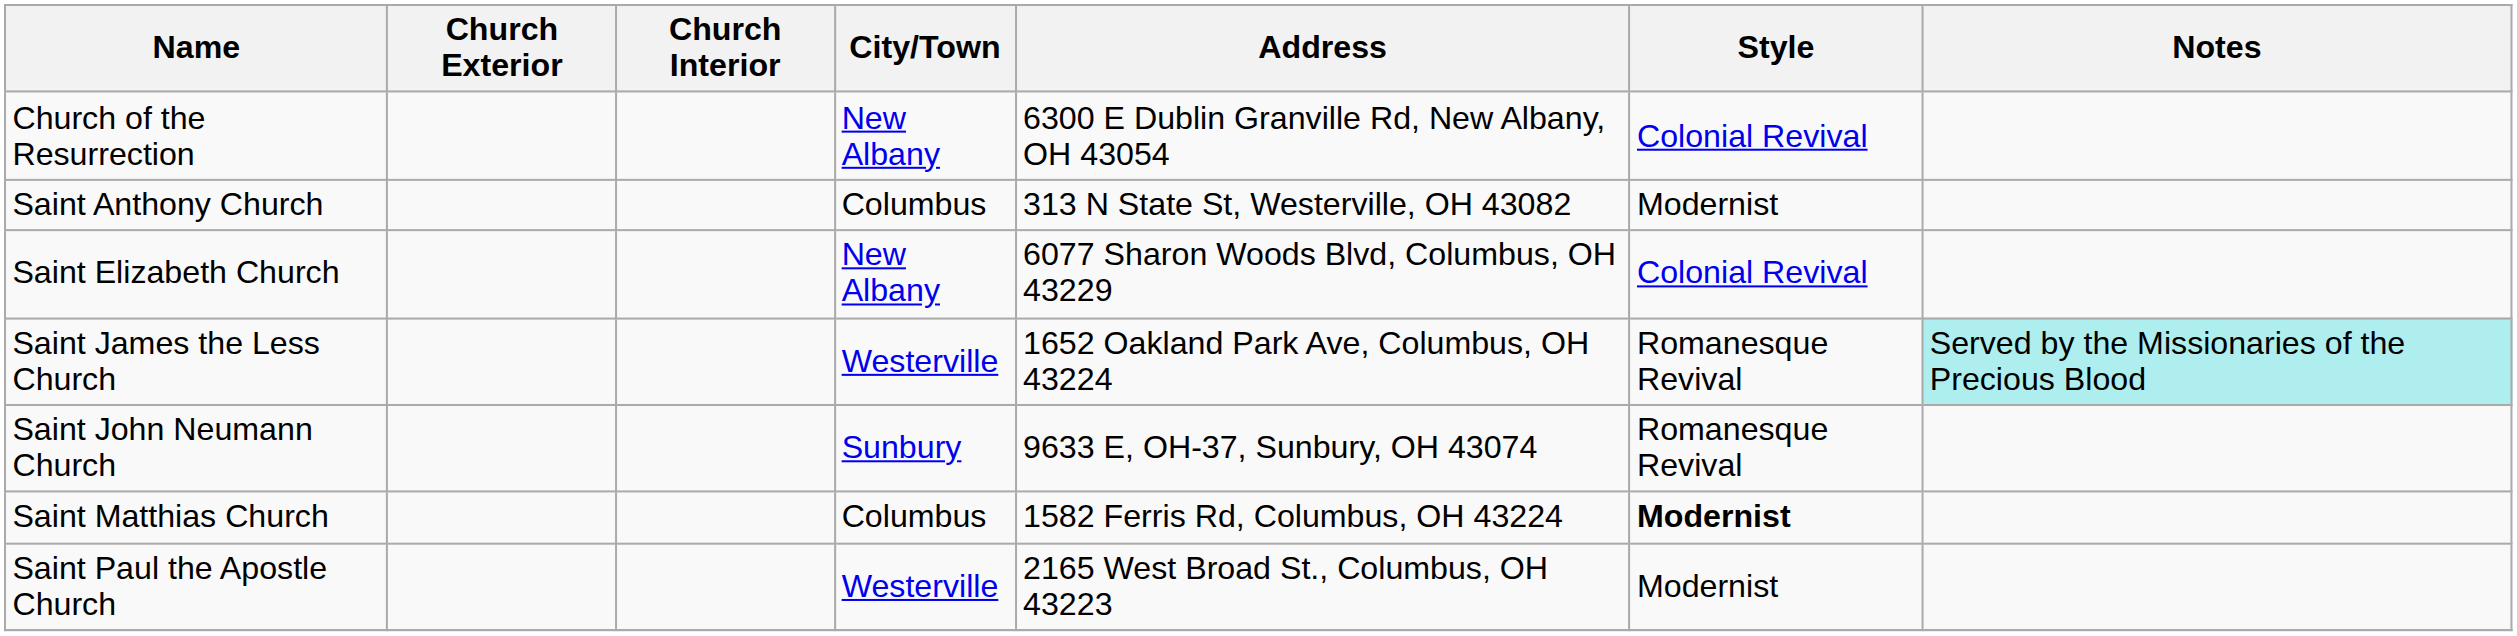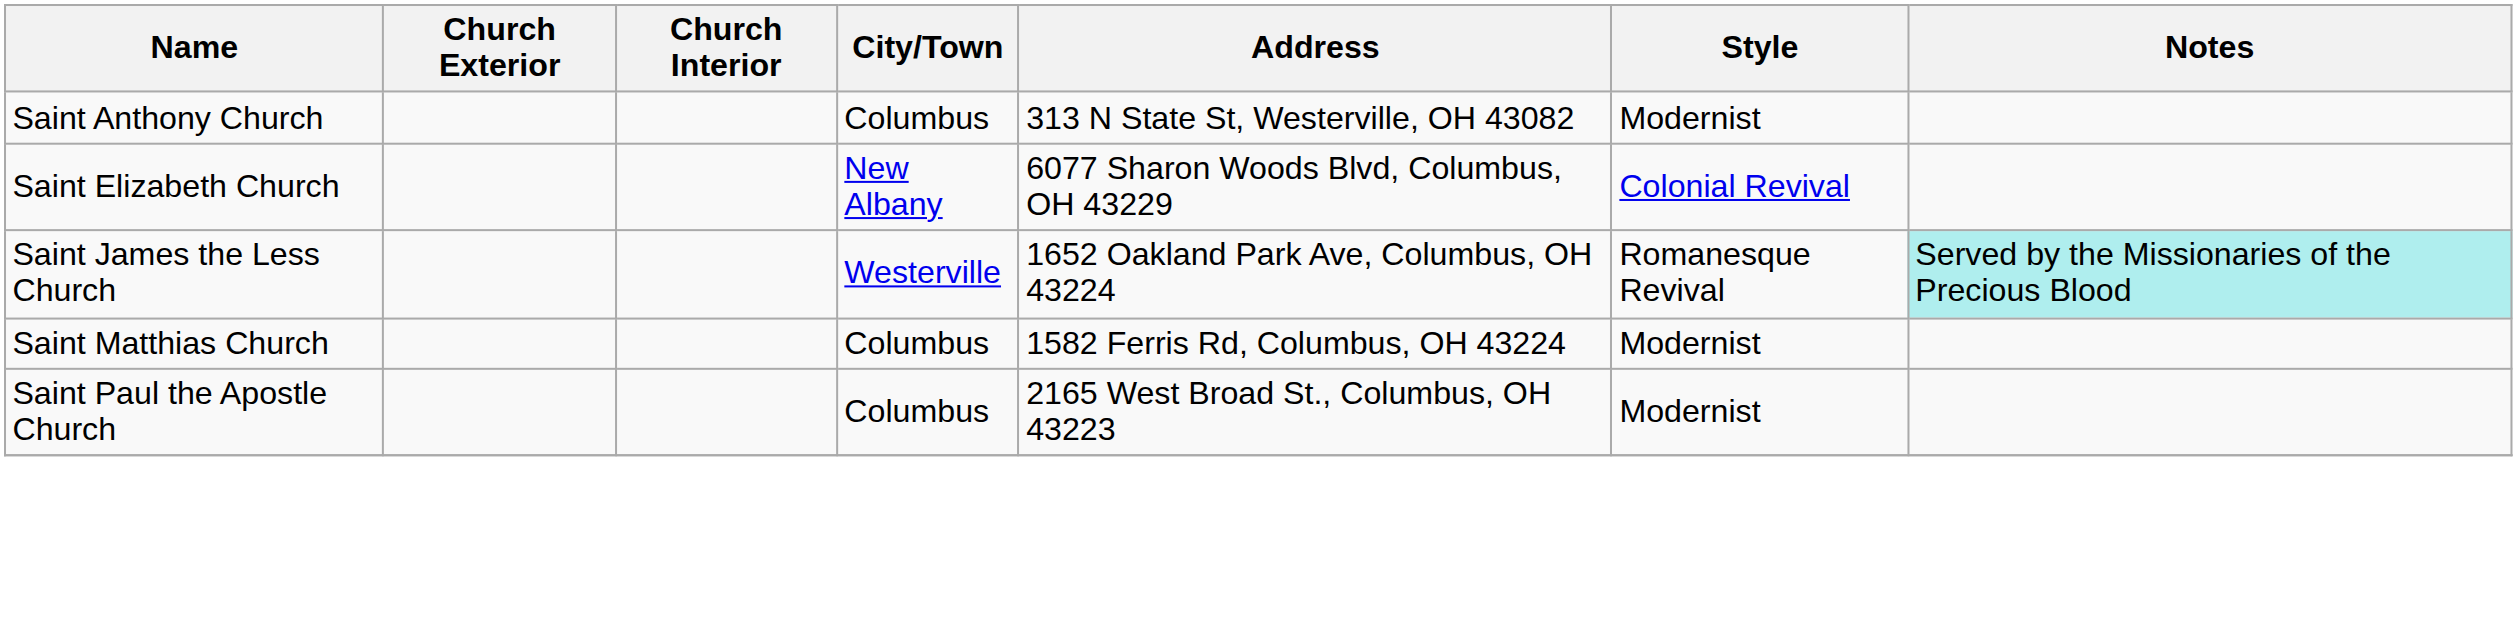- row: (109, 135)
- row: (163, 447)
(1714, 516) bold -> (1690, 342) normal
(920, 586) Westerville -> (917, 411) Columbus
